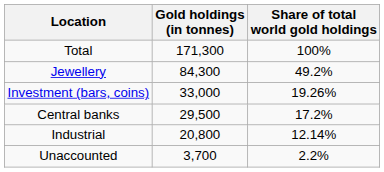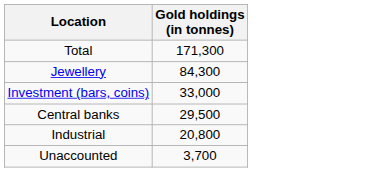- column: (314, 22)
